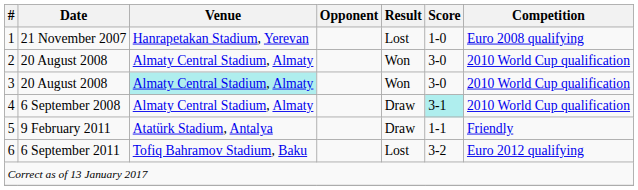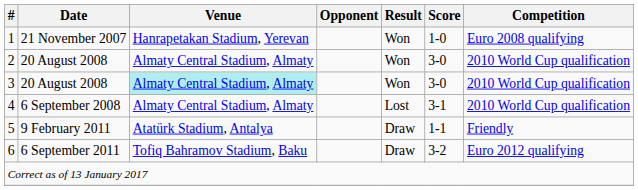(397, 38) Lost -> (397, 38) Won
(400, 106) Draw -> (397, 106) Lost
(437, 106) paleturquoise background -> (437, 106) no background
(397, 151) Lost -> (400, 151) Draw
